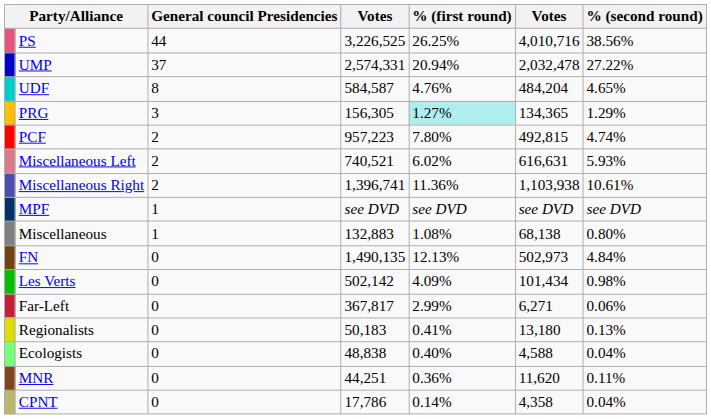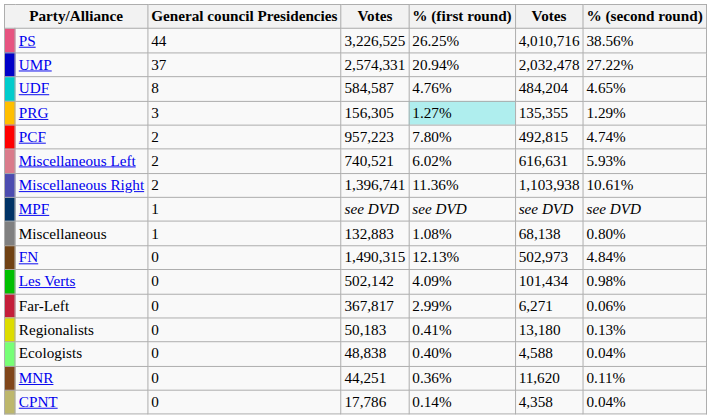(543, 112) 134,365 -> (543, 112) 135,355
(375, 257) 1,490,135 -> (375, 257) 1,490,315
